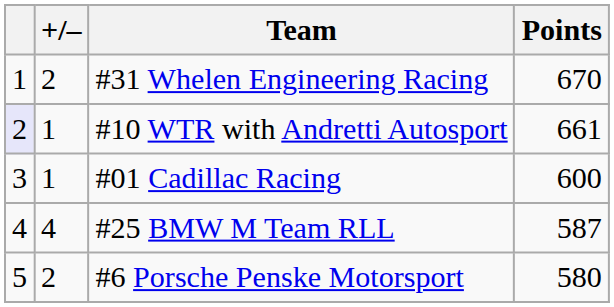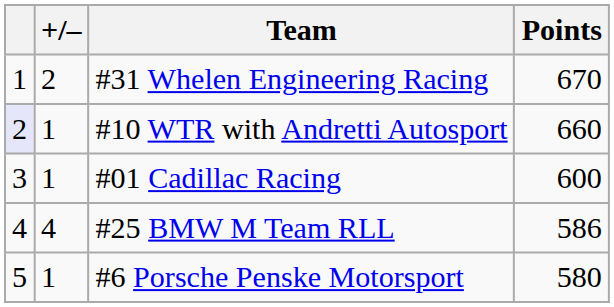(579, 128) 661 -> (579, 128) 660
(579, 227) 587 -> (579, 227) 586
(49, 277) 2 -> (49, 277) 1
